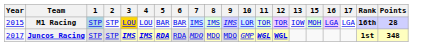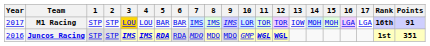+ column: (315, 10)
(15, 23) 2015 -> (15, 23) 2017
(95, 23) lightblue background -> (95, 23) no background
(393, 23) 28 -> (410, 23) 91
(15, 35) 2017 -> (15, 35) 2016
(393, 35) 348 -> (410, 35) 351
